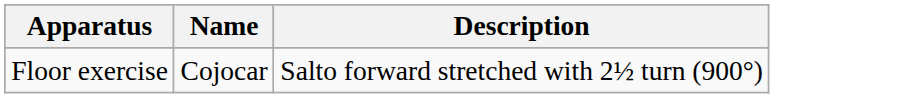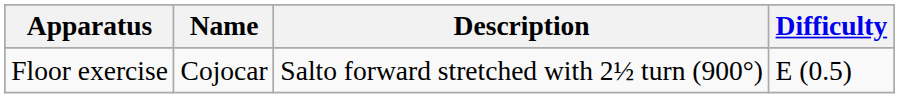+ column: (831, 26)
